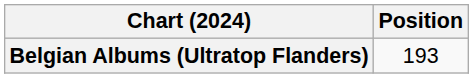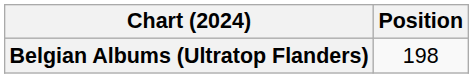(421, 55) 193 -> (421, 55) 198
